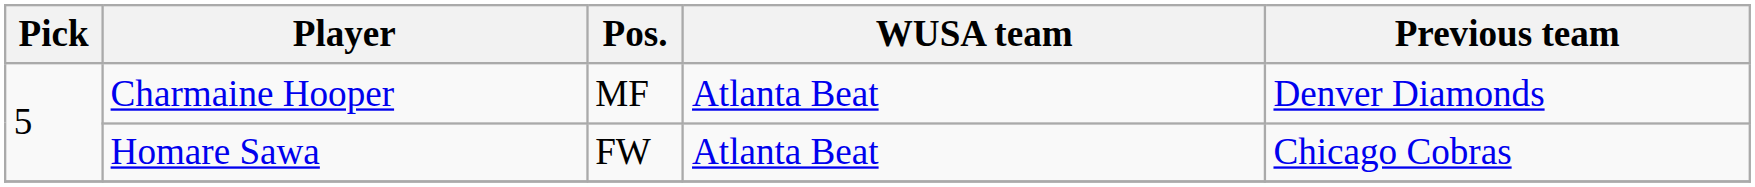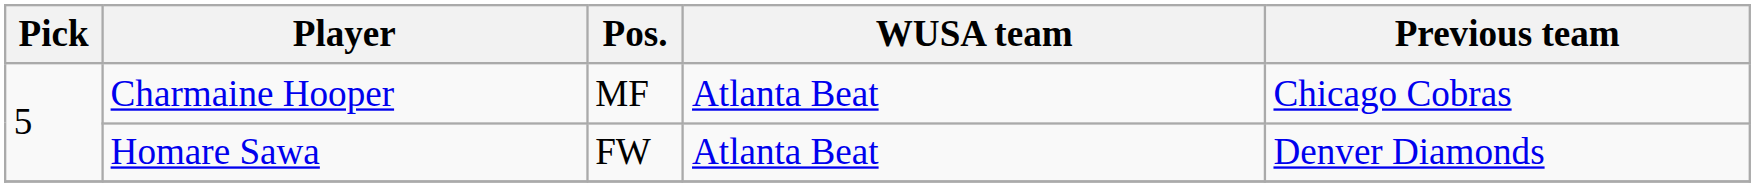(1409, 92) Denver Diamonds -> (1393, 92) Chicago Cobras
(1393, 151) Chicago Cobras -> (1409, 151) Denver Diamonds
